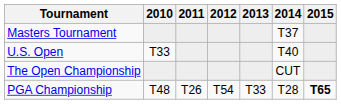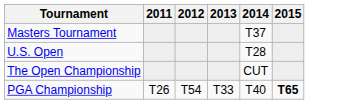- column: (160, 14)
(288, 52) T40 -> (256, 52) T28
(288, 90) T28 -> (256, 90) T40
